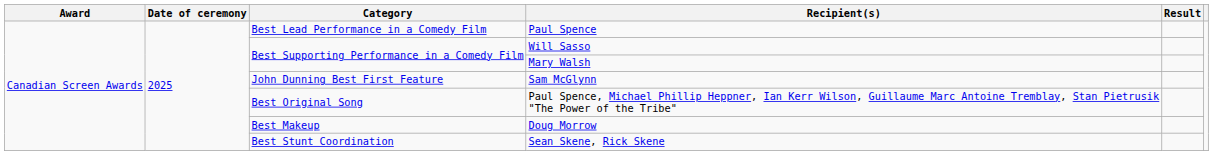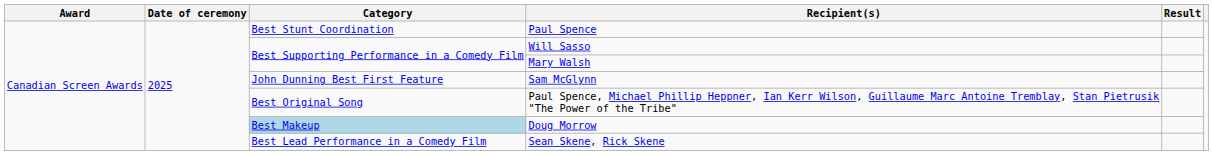(369, 30) Best Lead Performance in a Comedy Film -> (323, 30) Best Stunt Coordination
(286, 125) no background -> (286, 125) lightblue background
(323, 142) Best Stunt Coordination -> (369, 142) Best Lead Performance in a Comedy Film
